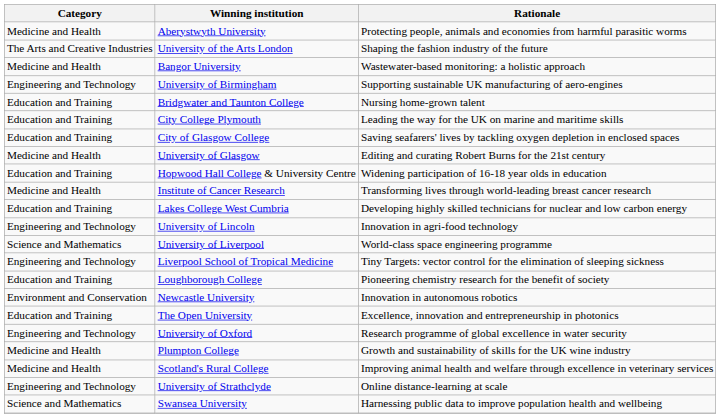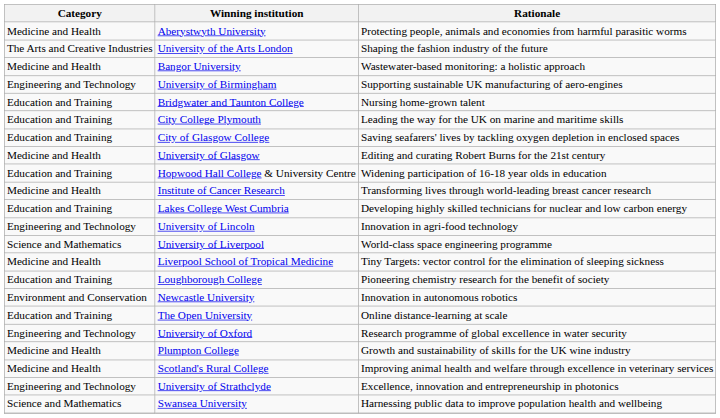(71, 262) Engineering and Technology -> (54, 262) Medicine and Health
(490, 315) Excellence, innovation and entrepreneurship in photonics -> (434, 315) Online distance-learning at scale
(434, 386) Online distance-learning at scale -> (490, 386) Excellence, innovation and entrepreneurship in photonics
